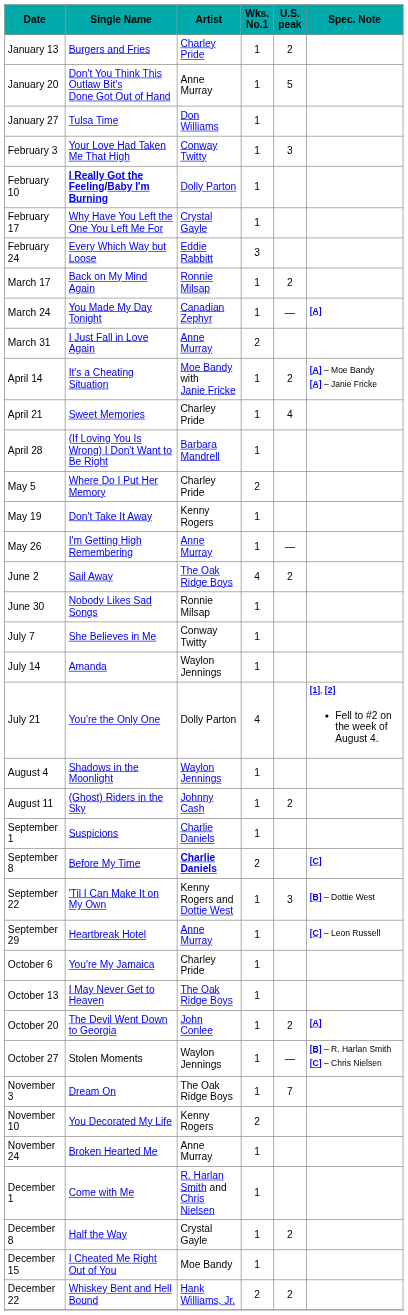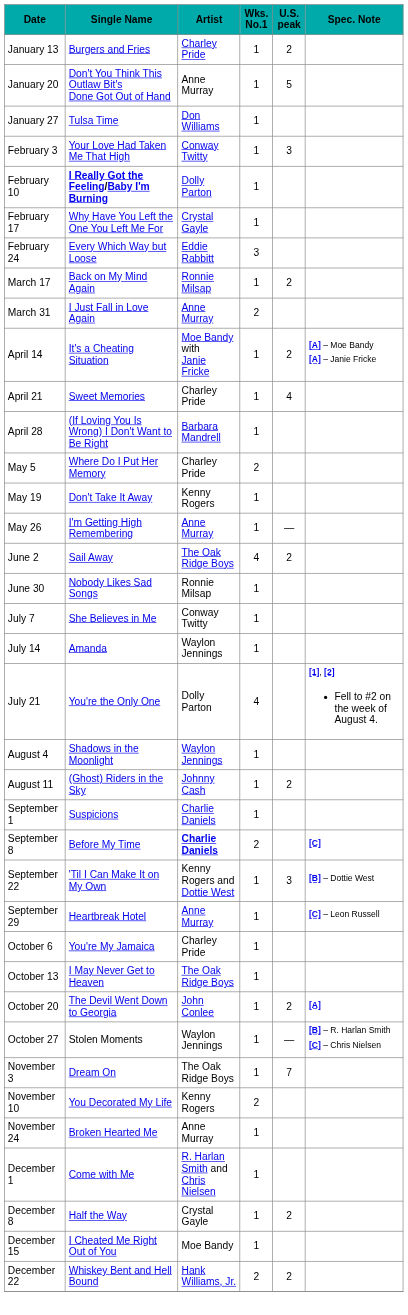- row: (29, 313)
